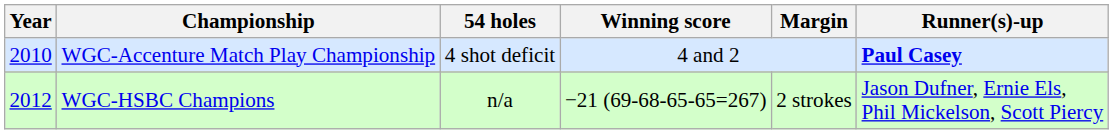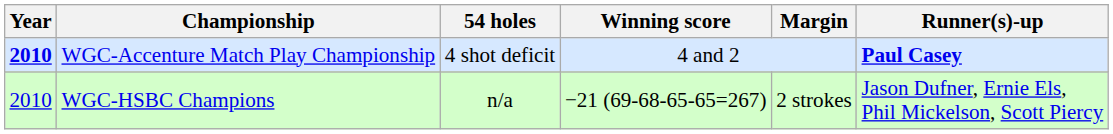(31, 54) normal -> (31, 54) bold
(31, 100) 2012 -> (31, 100) 2010
